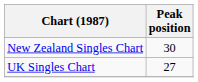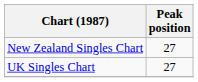(170, 47) 30 -> (170, 47) 27
